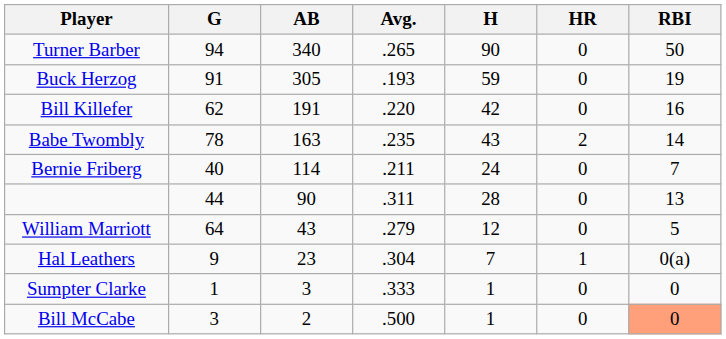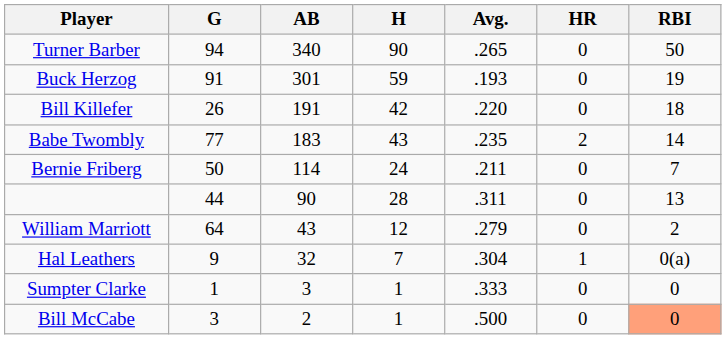columns swapped: (491, 19) <-> (398, 19)
(306, 79) 305 -> (306, 79) 301
(214, 109) 62 -> (214, 109) 26
(675, 109) 16 -> (675, 109) 18
(214, 139) 78 -> (214, 139) 77
(306, 139) 163 -> (306, 139) 183
(214, 169) 40 -> (214, 169) 50
(675, 229) 5 -> (675, 229) 2
(306, 259) 23 -> (306, 259) 32
